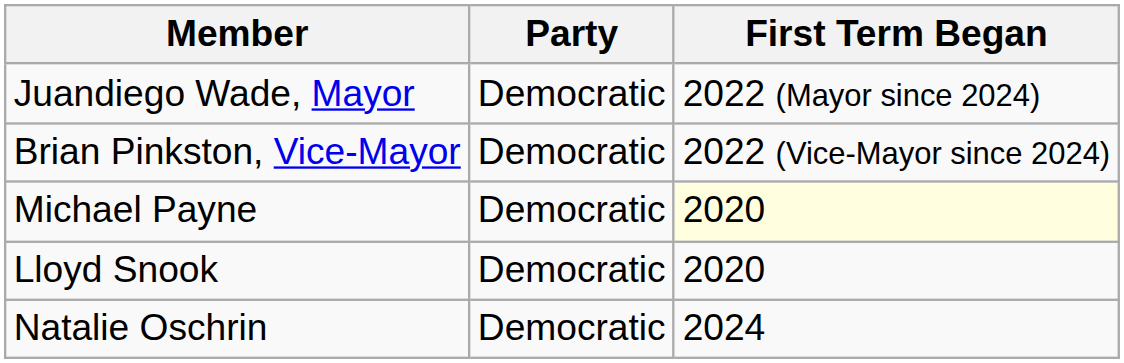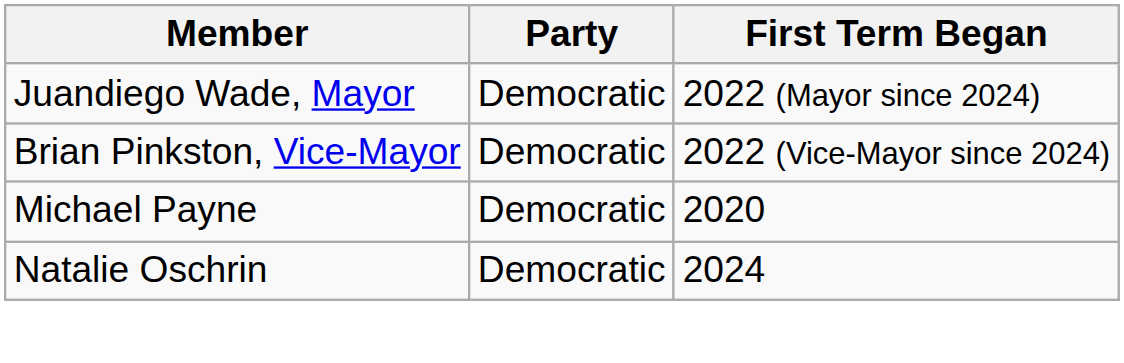(724, 210) lightyellow background -> (724, 210) no background
- row: (116, 269)
